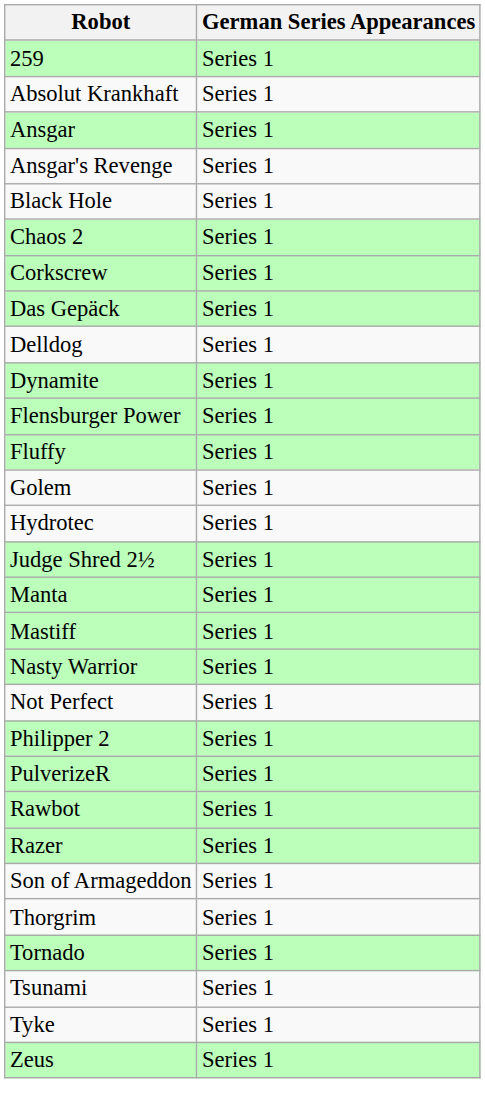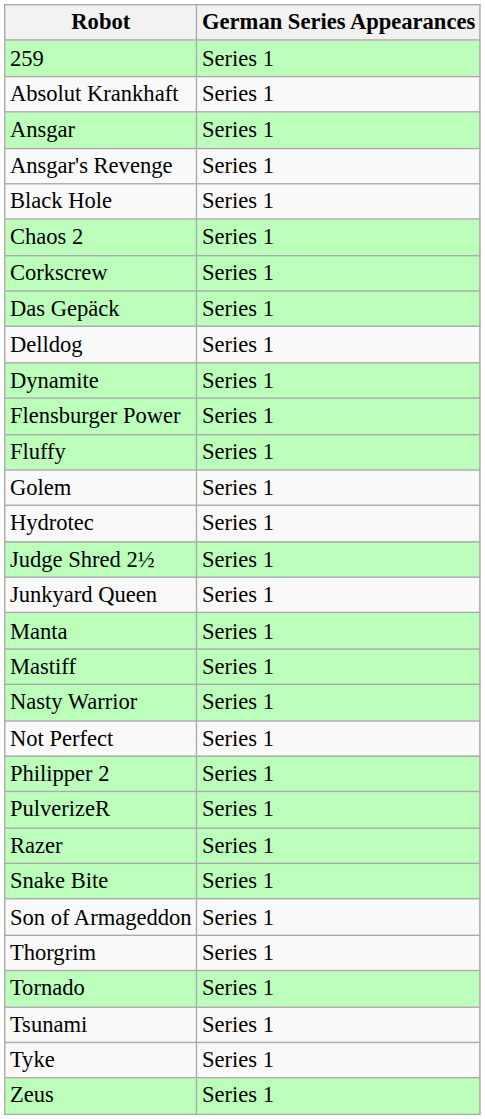+ row: (84, 594)
- row: (45, 809)
+ row: (59, 881)
